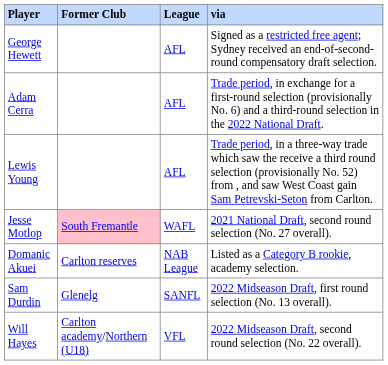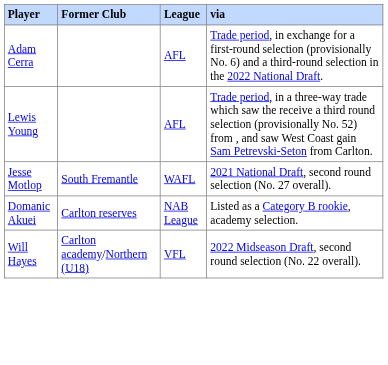- row: (25, 48)
(100, 226) pink background -> (100, 178) no background
- row: (24, 295)
